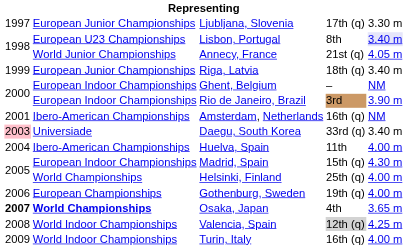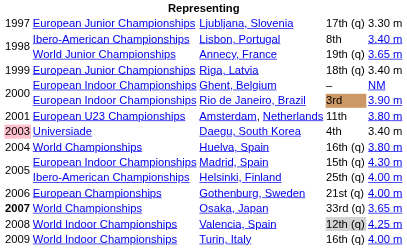(109, 39) European U23 Championships -> (111, 39) Ibero-American Championships
(385, 39) lavender background -> (385, 39) no background
(345, 54) 21st (q) -> (345, 54) 19th (q)
(385, 54) 4.05 m -> (385, 54) 3.65 m
(111, 116) Ibero-American Championships -> (109, 116) European U23 Championships
(345, 116) 16th (q) -> (337, 116) 11th
(377, 116) NM -> (385, 116) 3.80 m
(346, 131) 33rd (q) -> (334, 131) 4th
(111, 147) Ibero-American Championships -> (87, 147) World Championships
(337, 147) 11th -> (345, 147) 16th (q)
(385, 147) 4.00 m -> (385, 147) 3.80 m
(87, 177) World Championships -> (111, 177) Ibero-American Championships
(345, 193) 19th (q) -> (345, 193) 21st (q)
(92, 208) bold -> (87, 208) normal
(334, 208) 4th -> (346, 208) 33rd (q)
